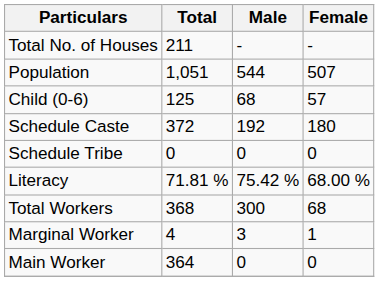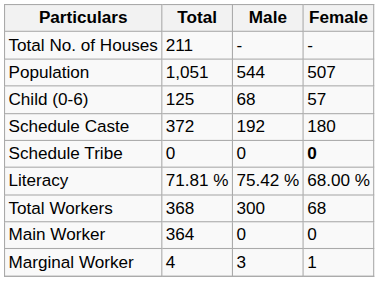(312, 153) normal -> (312, 153) bold
rows swapped: (57, 262) <-> (71, 235)
